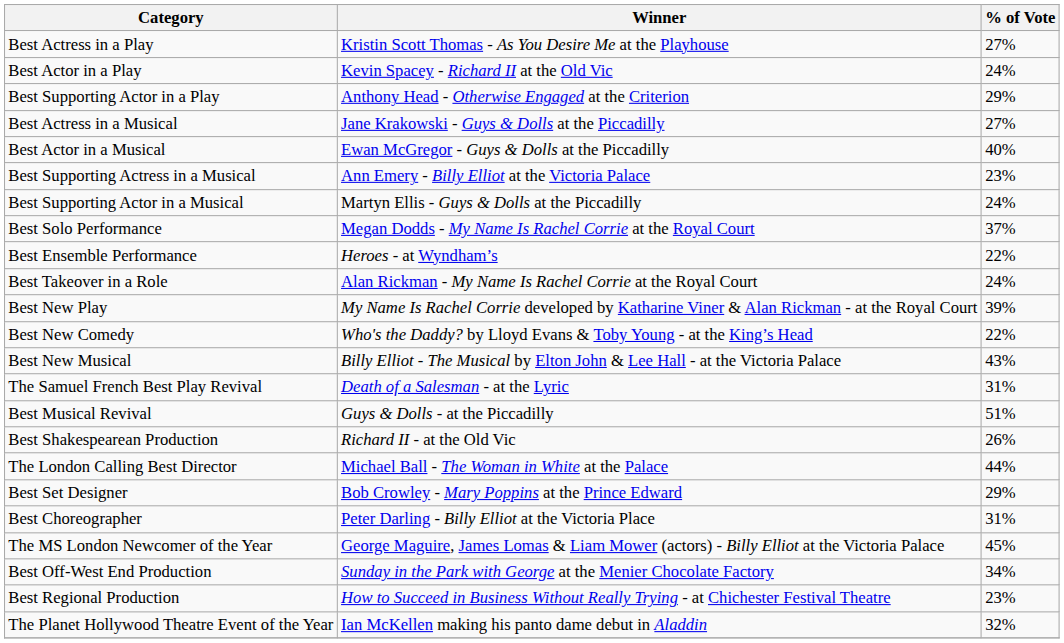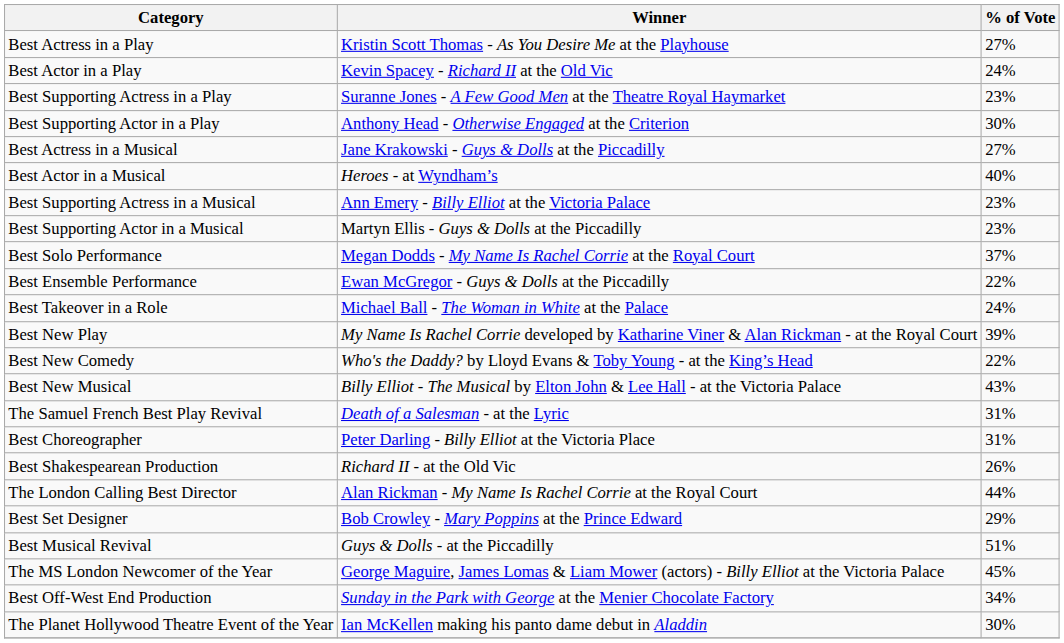+ row: (120, 96)
(1000, 96) 29% -> (1000, 123) 30%
(505, 149) Ewan McGregor - Guys & Dolls at the Piccadilly -> (419, 176) Heroes - at Wyndham’s
(1000, 202) 24% -> (1000, 228) 23%
(419, 255) Heroes - at Wyndham’s -> (505, 281) Ewan McGregor - Guys & Dolls at the Piccadilly
(549, 281) Alan Rickman - My Name Is Rachel Corrie at the Royal Court -> (505, 307) Michael Ball - The Woman in White at the Palace
rows swapped: (80, 413) <-> (75, 519)
(505, 466) Michael Ball - The Woman in White at the Palace -> (549, 492) Alan Rickman - My Name Is Rachel Corrie at the Royal Court
- row: (94, 598)
(1000, 624) 32% -> (1000, 624) 30%
